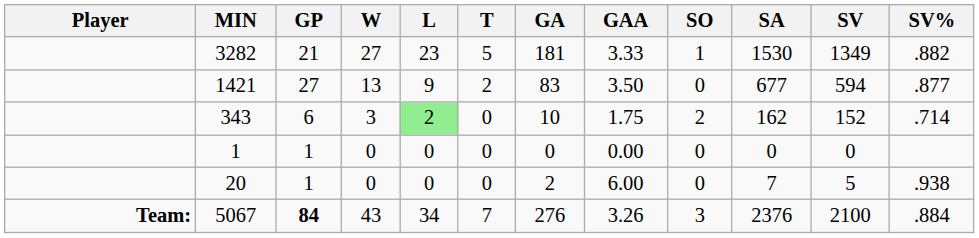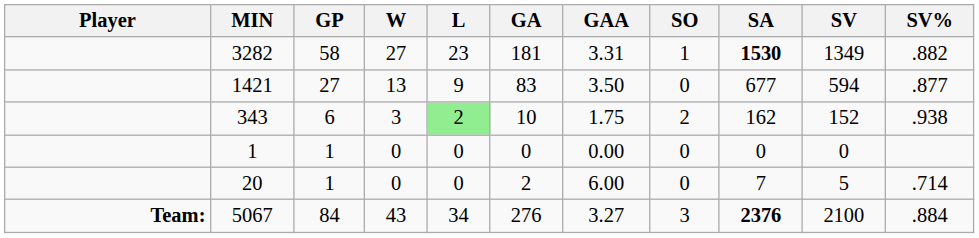- column: (487, 20)
(309, 53) 21 -> (330, 53) 58
(626, 53) 3.33 -> (606, 53) 3.31
(772, 53) normal -> (761, 53) bold
(932, 118) .714 -> (930, 118) .938
(932, 183) .938 -> (930, 183) .714
(309, 215) bold -> (330, 215) normal
(626, 215) 3.26 -> (606, 215) 3.27
(772, 215) normal -> (761, 215) bold
